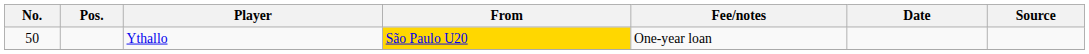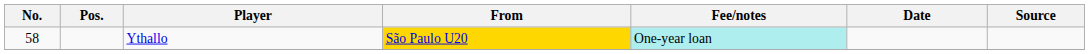(32, 38) 50 -> (32, 38) 58
(673, 38) no background -> (673, 38) paleturquoise background
